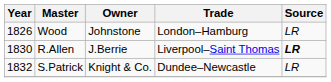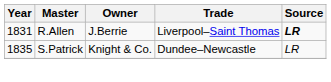- row: (52, 31)
(20, 49) 1830 -> (20, 31) 1831
(20, 67) 1832 -> (20, 49) 1835
